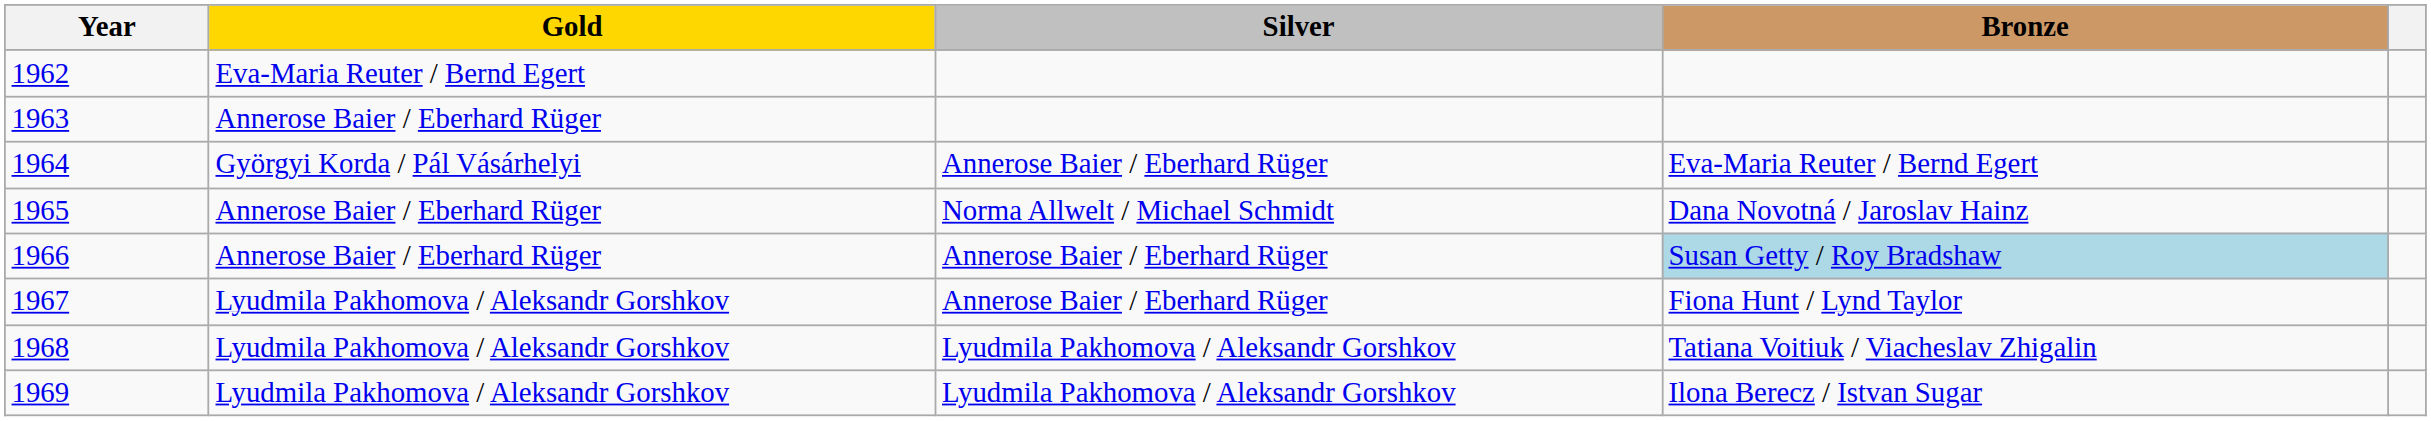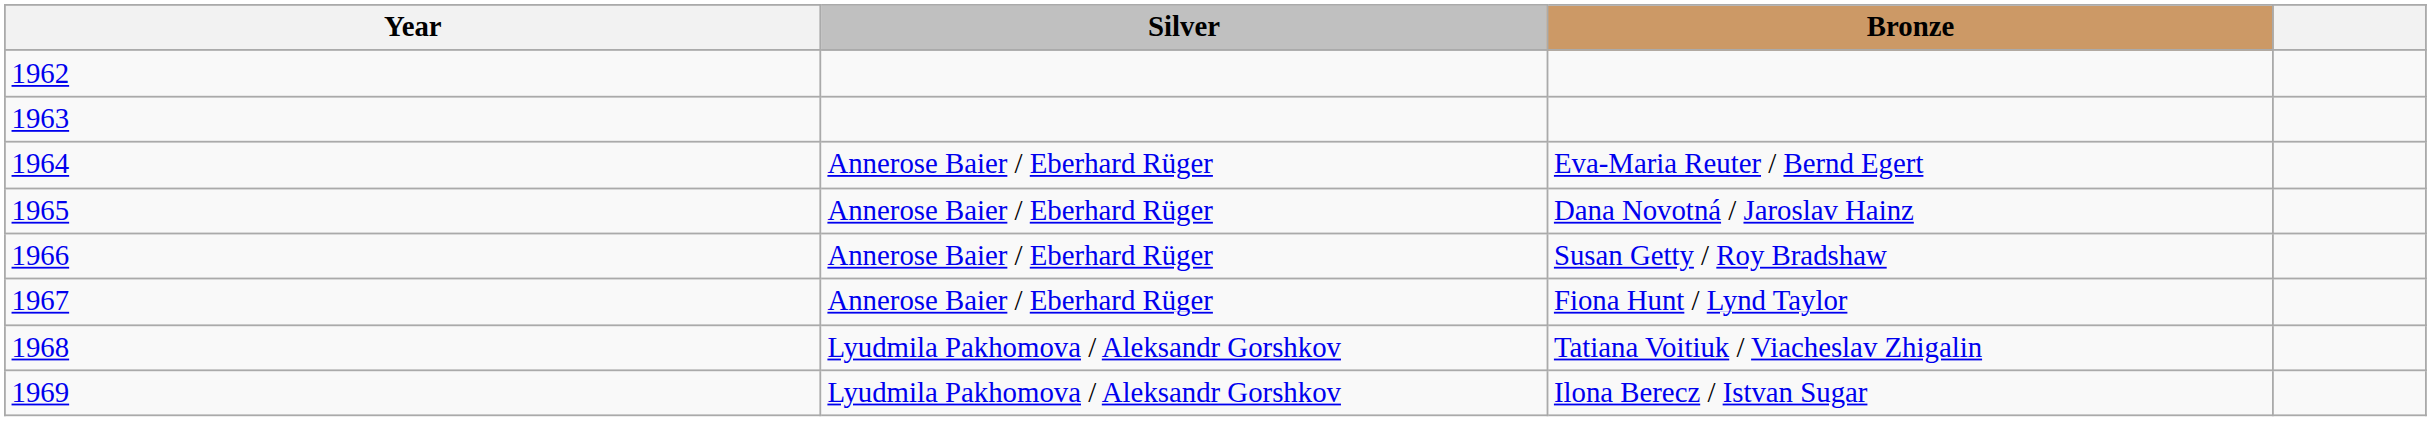- column: (572, 27)
(1138, 210) Norma Allwelt / Michael Schmidt -> (1020, 210) Annerose Baier / Eberhard Rüger
(1835, 255) lightblue background -> (1720, 255) no background
